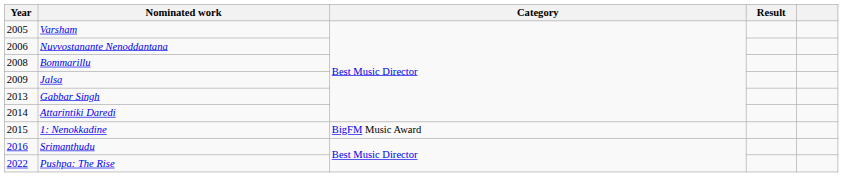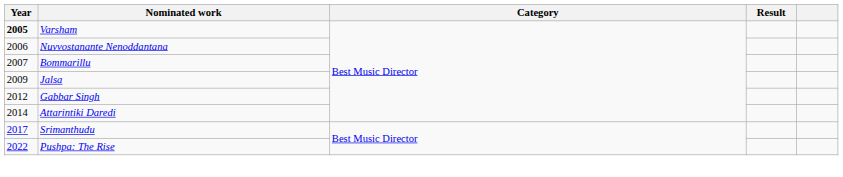(17, 29) normal -> (17, 29) bold
(17, 63) 2008 -> (17, 63) 2007
(17, 96) 2013 -> (17, 96) 2012
- row: (73, 130)
(17, 146) 2016 -> (17, 130) 2017
